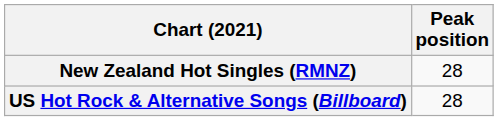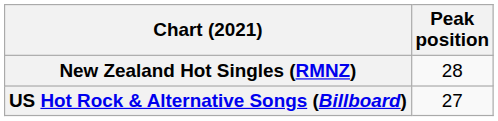(452, 100) 28 -> (452, 100) 27
